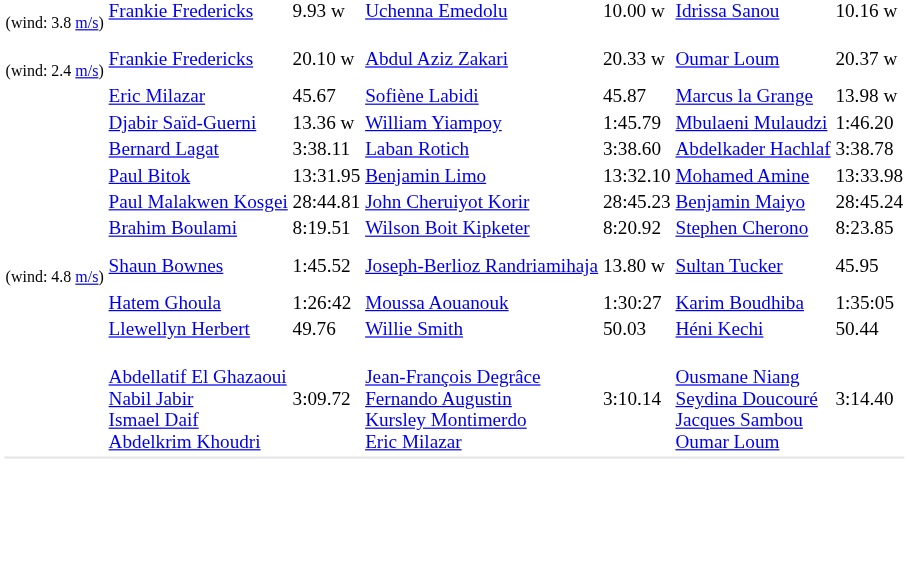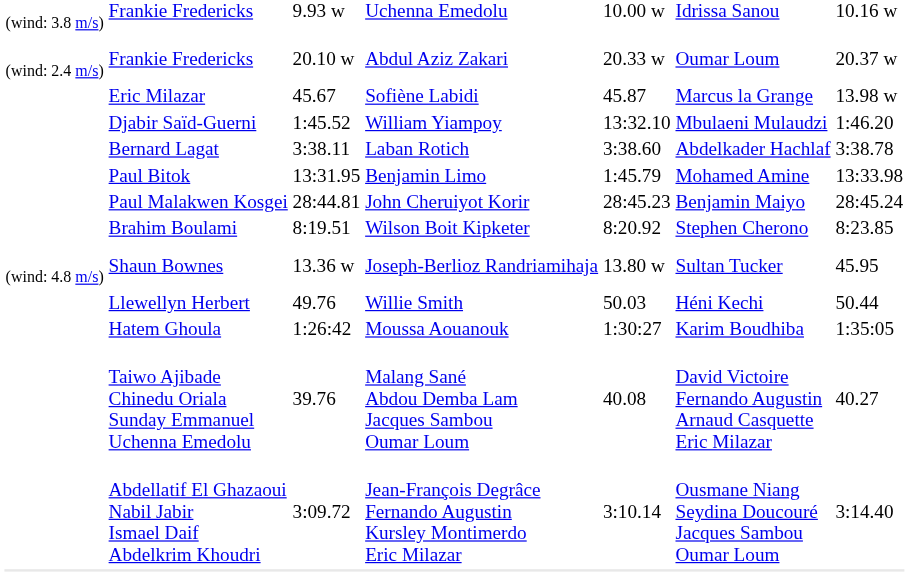(324, 122) 13.36 w -> (322, 122) 1:45.52
(632, 122) 1:45.79 -> (637, 122) 13:32.10
(637, 175) 13:32.10 -> (632, 175) 1:45.79
(322, 265) 1:45.52 -> (324, 265) 13.36 w
rows swapped: (179, 329) <-> (165, 302)
+ row: (181, 409)
